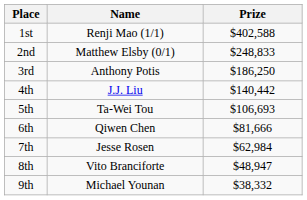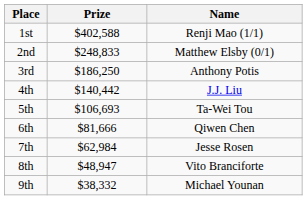columns swapped: (125, 14) <-> (253, 14)
